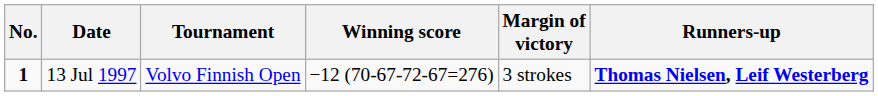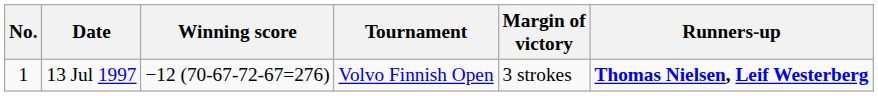columns swapped: (223, 32) <-> (402, 32)
(23, 75) bold -> (23, 75) normal
